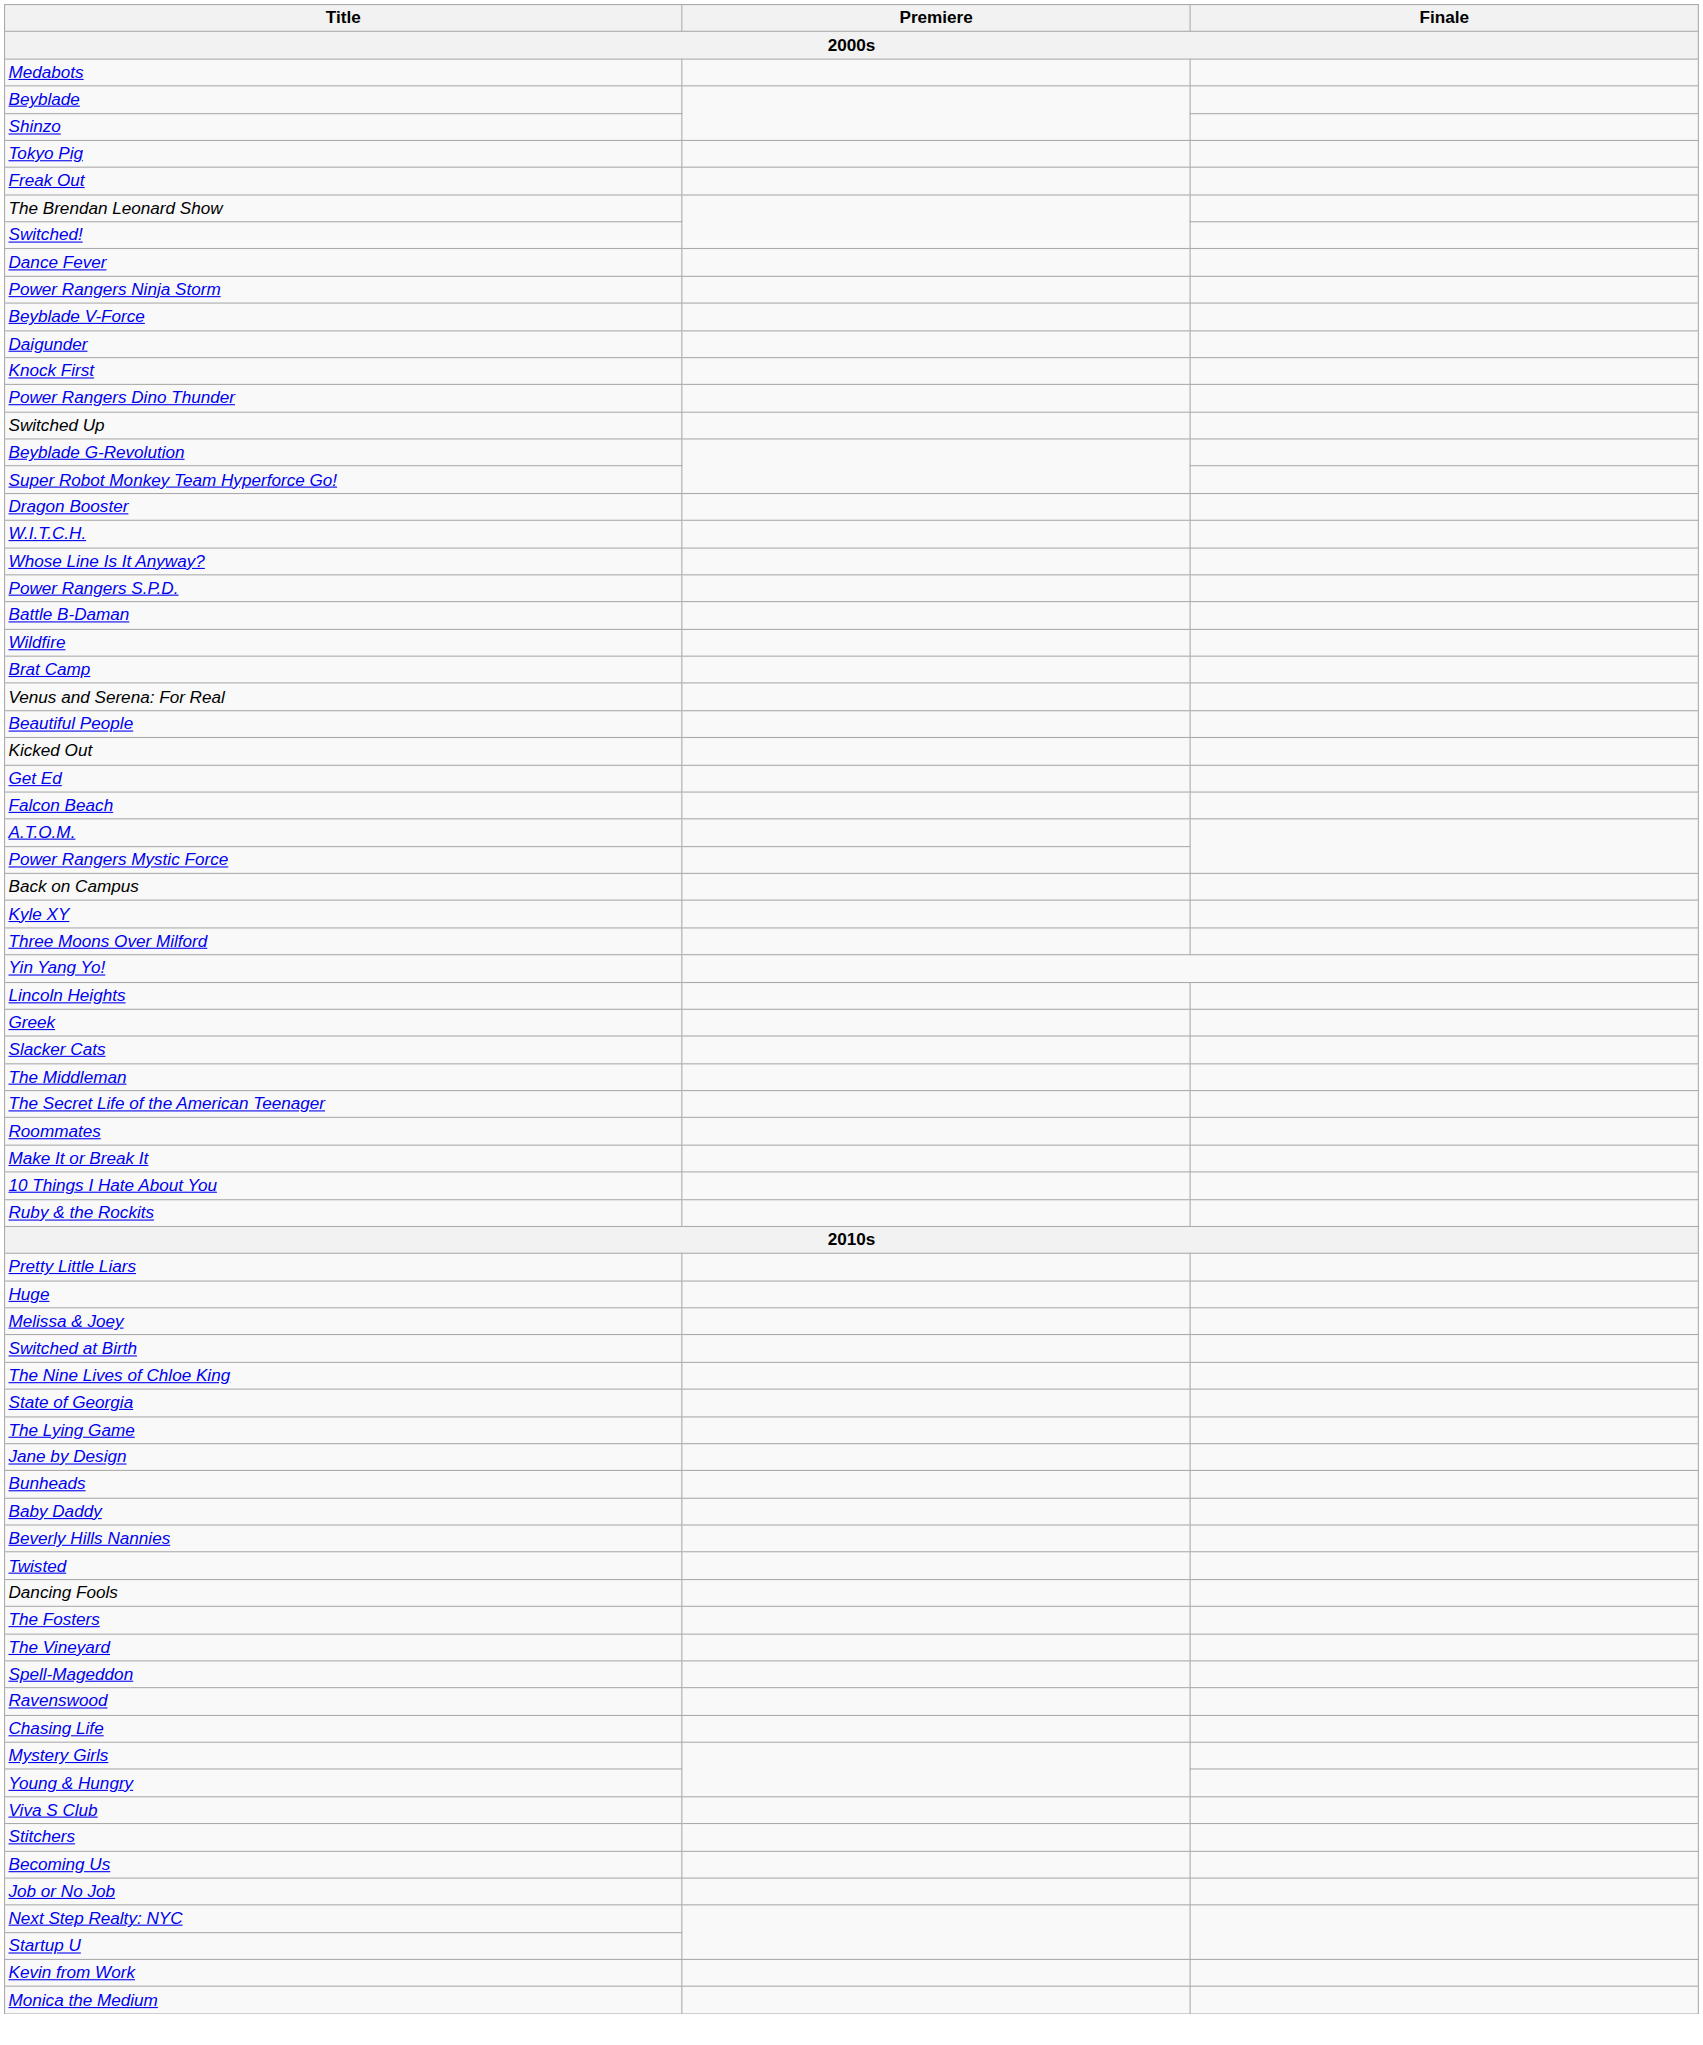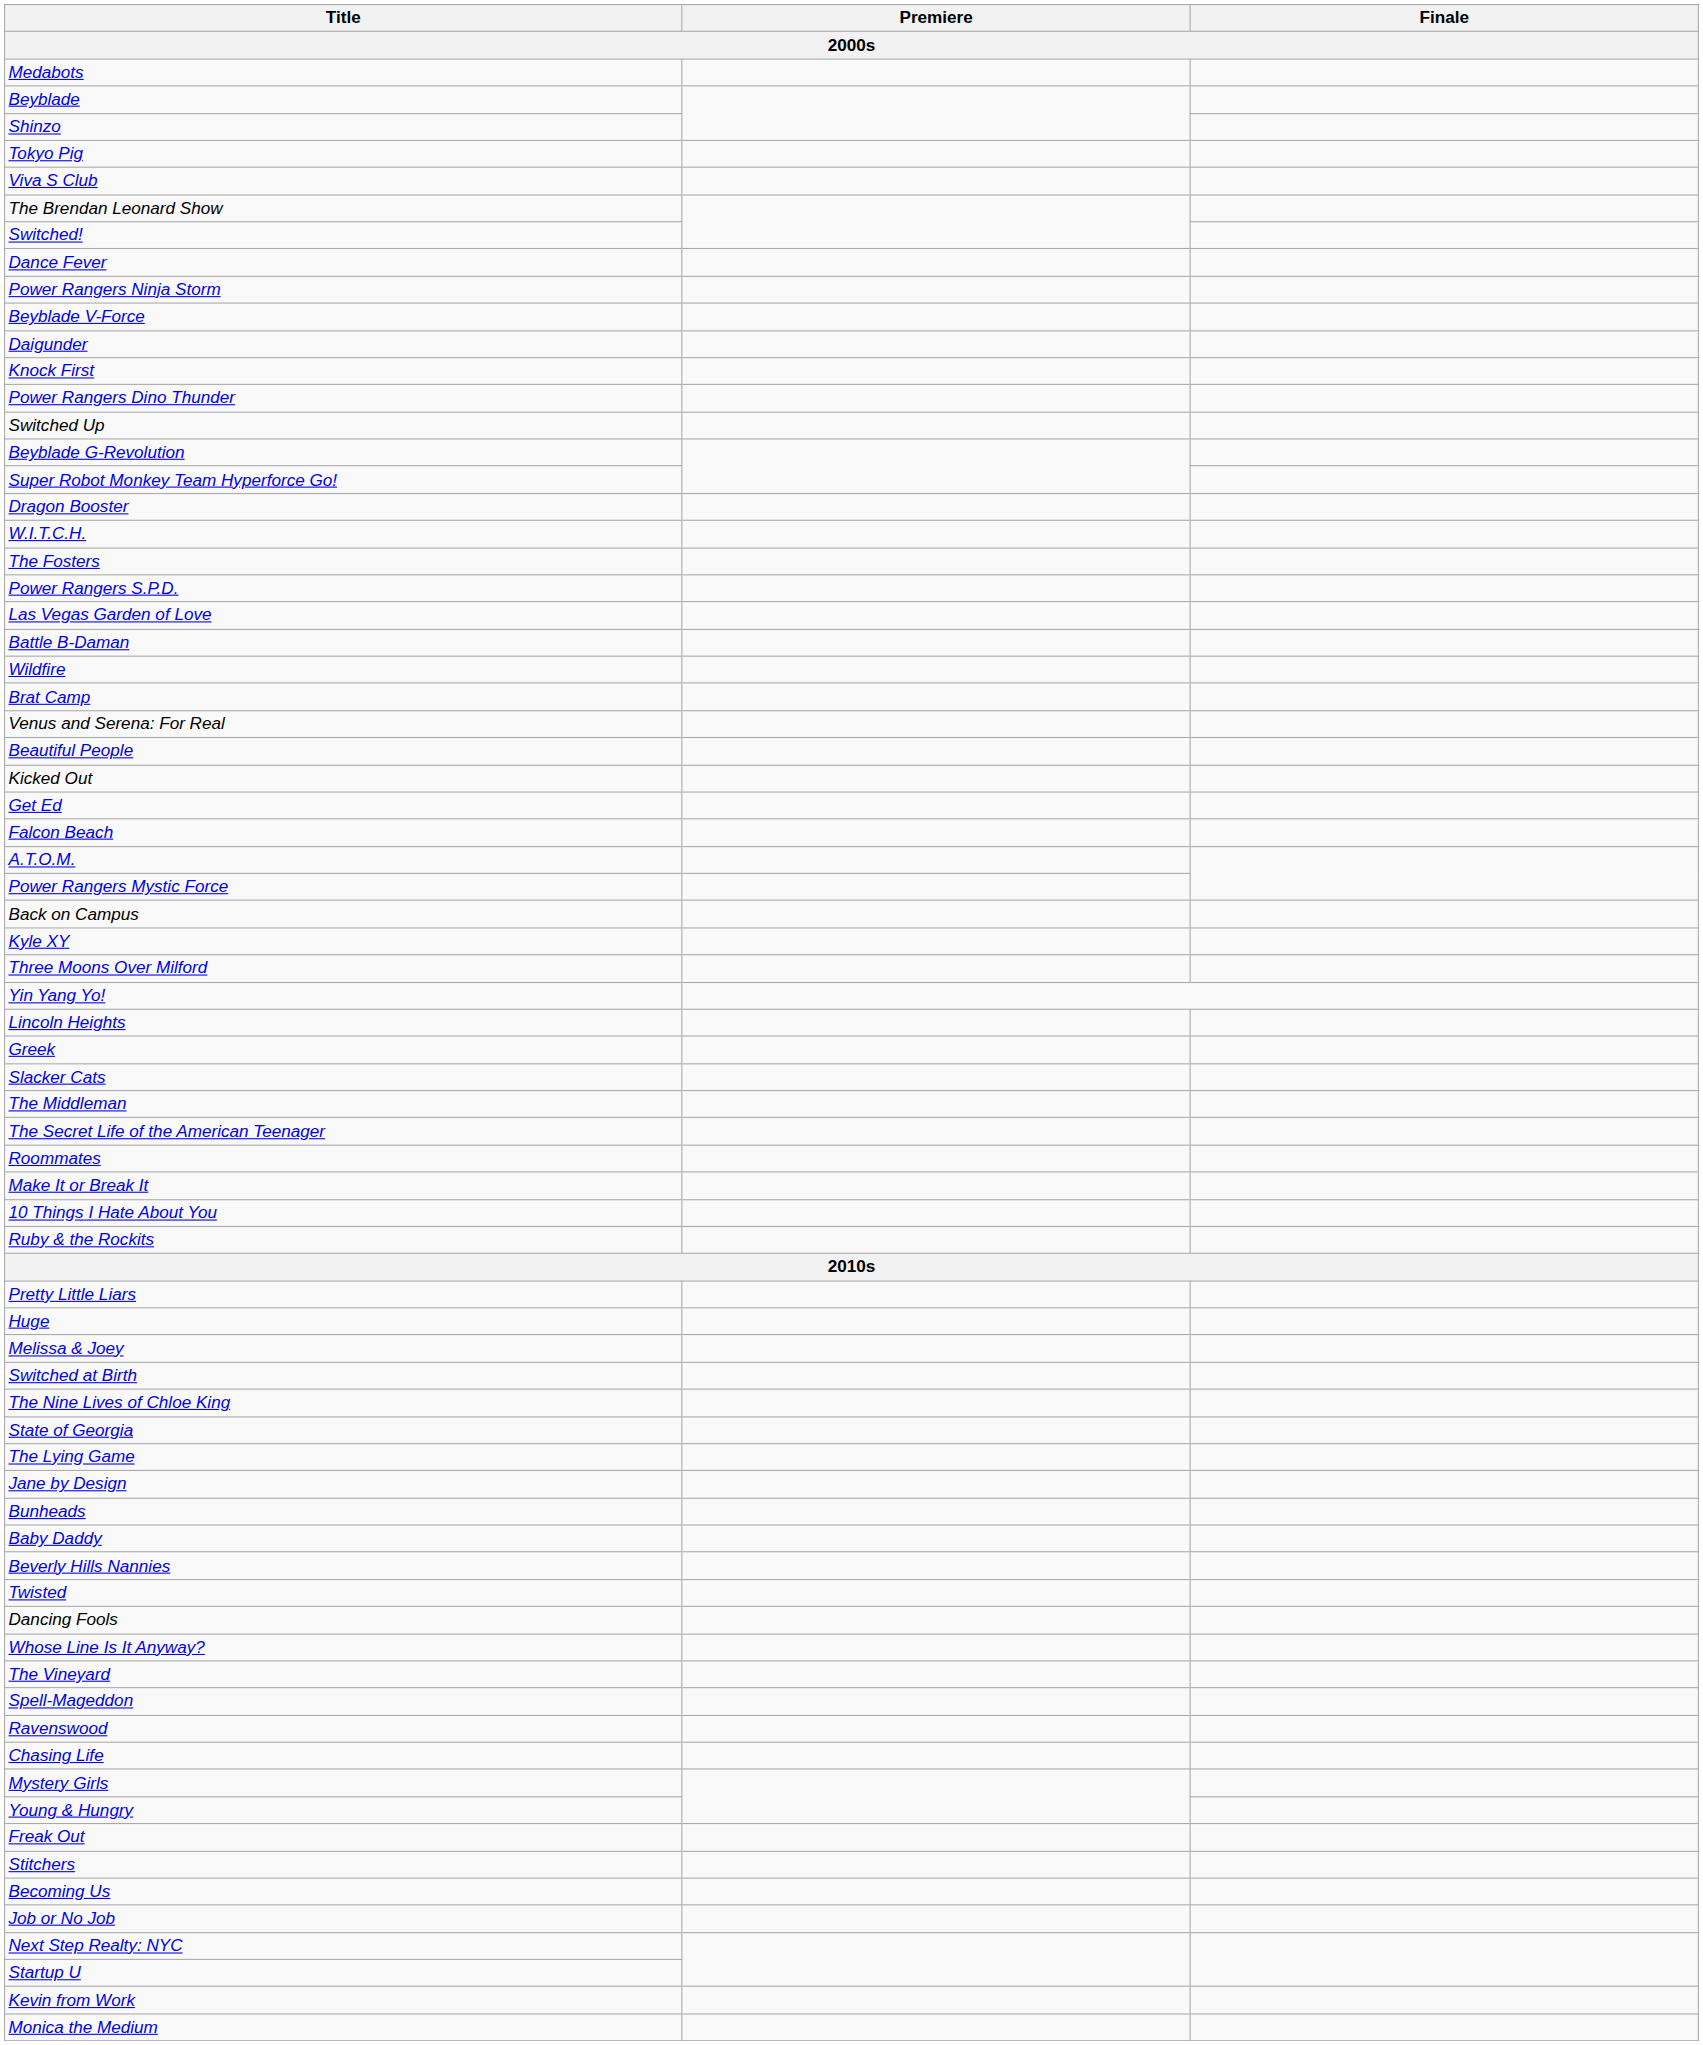rows swapped: (53, 1810) <-> (47, 180)
rows swapped: (107, 561) <-> (54, 1619)
+ row: (110, 615)
